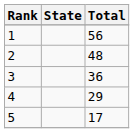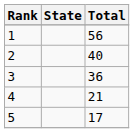(95, 56) 48 -> (95, 56) 40
(95, 97) 29 -> (95, 97) 21
